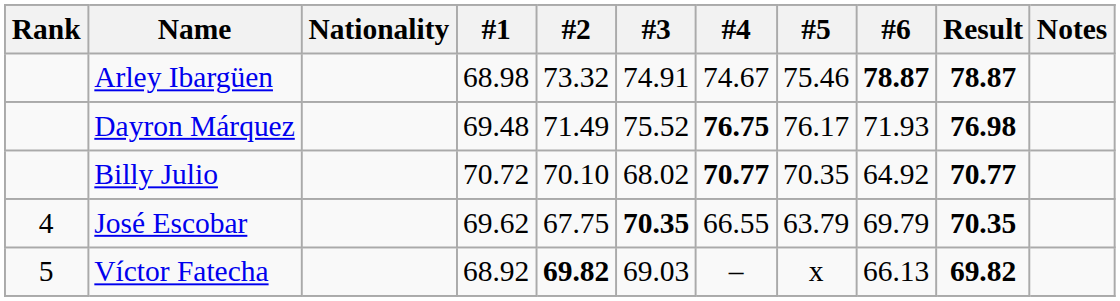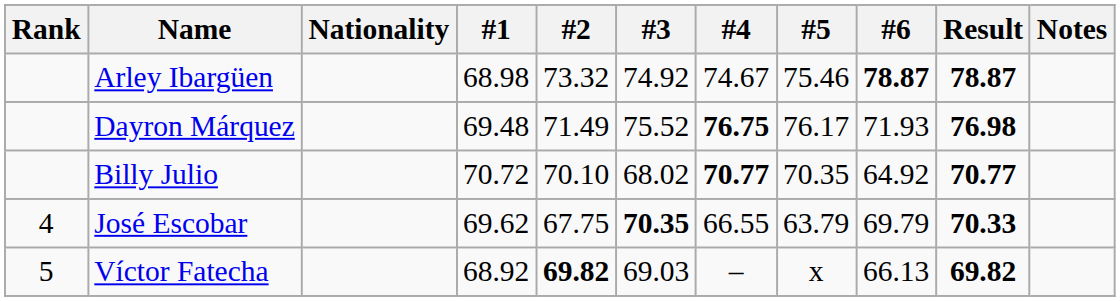(656, 77) 74.91 -> (656, 77) 74.92
(983, 223) 70.35 -> (983, 223) 70.33
